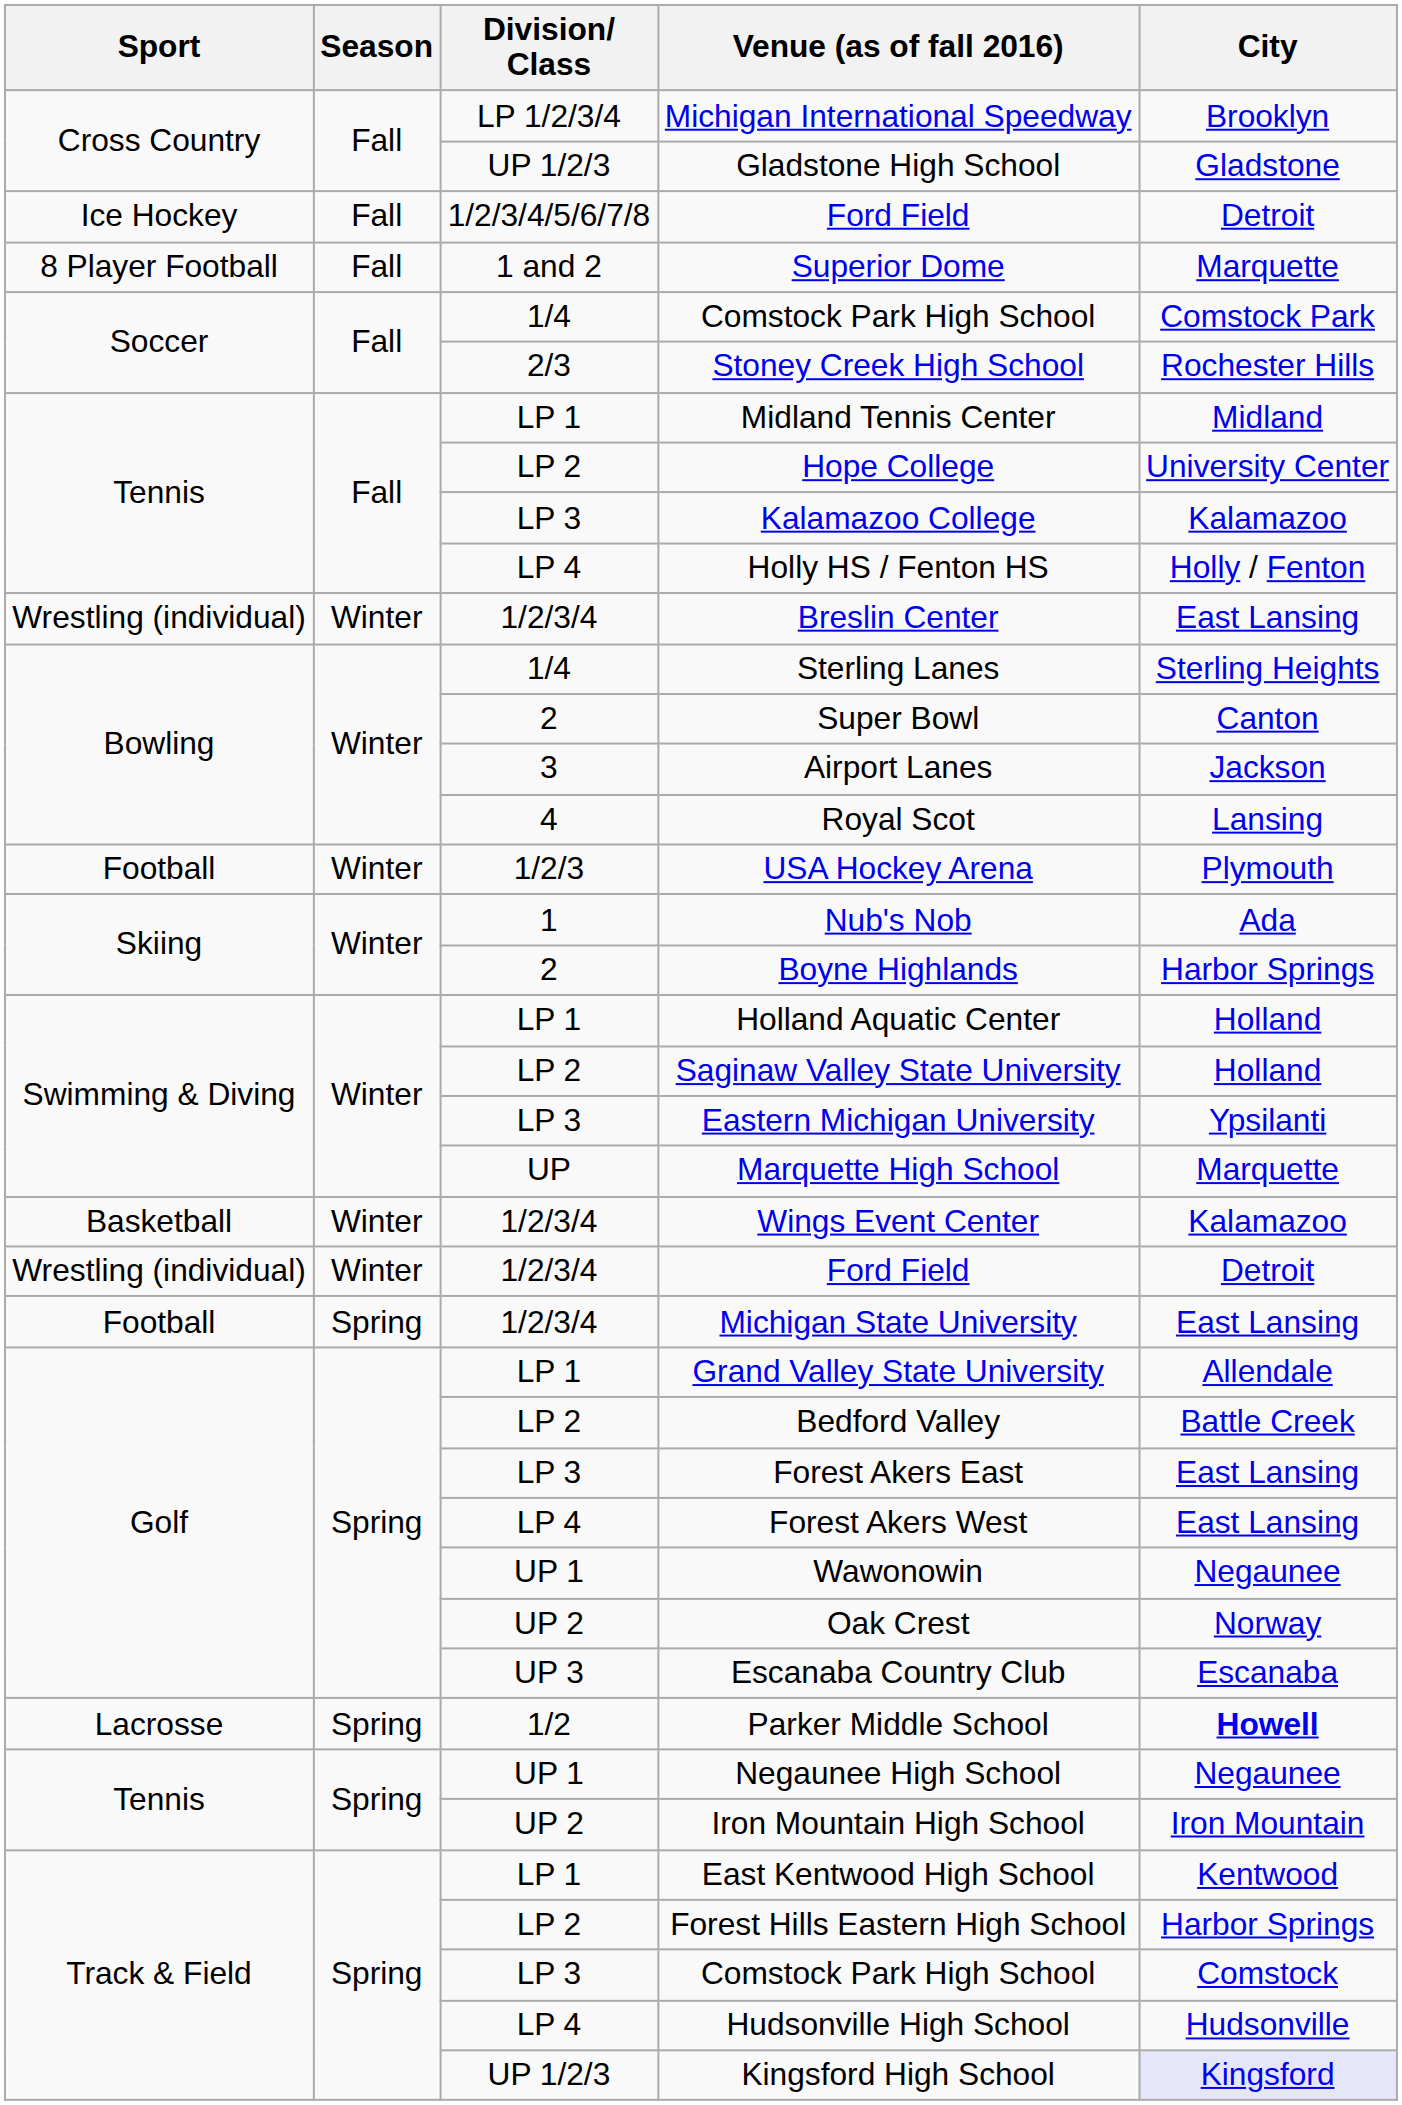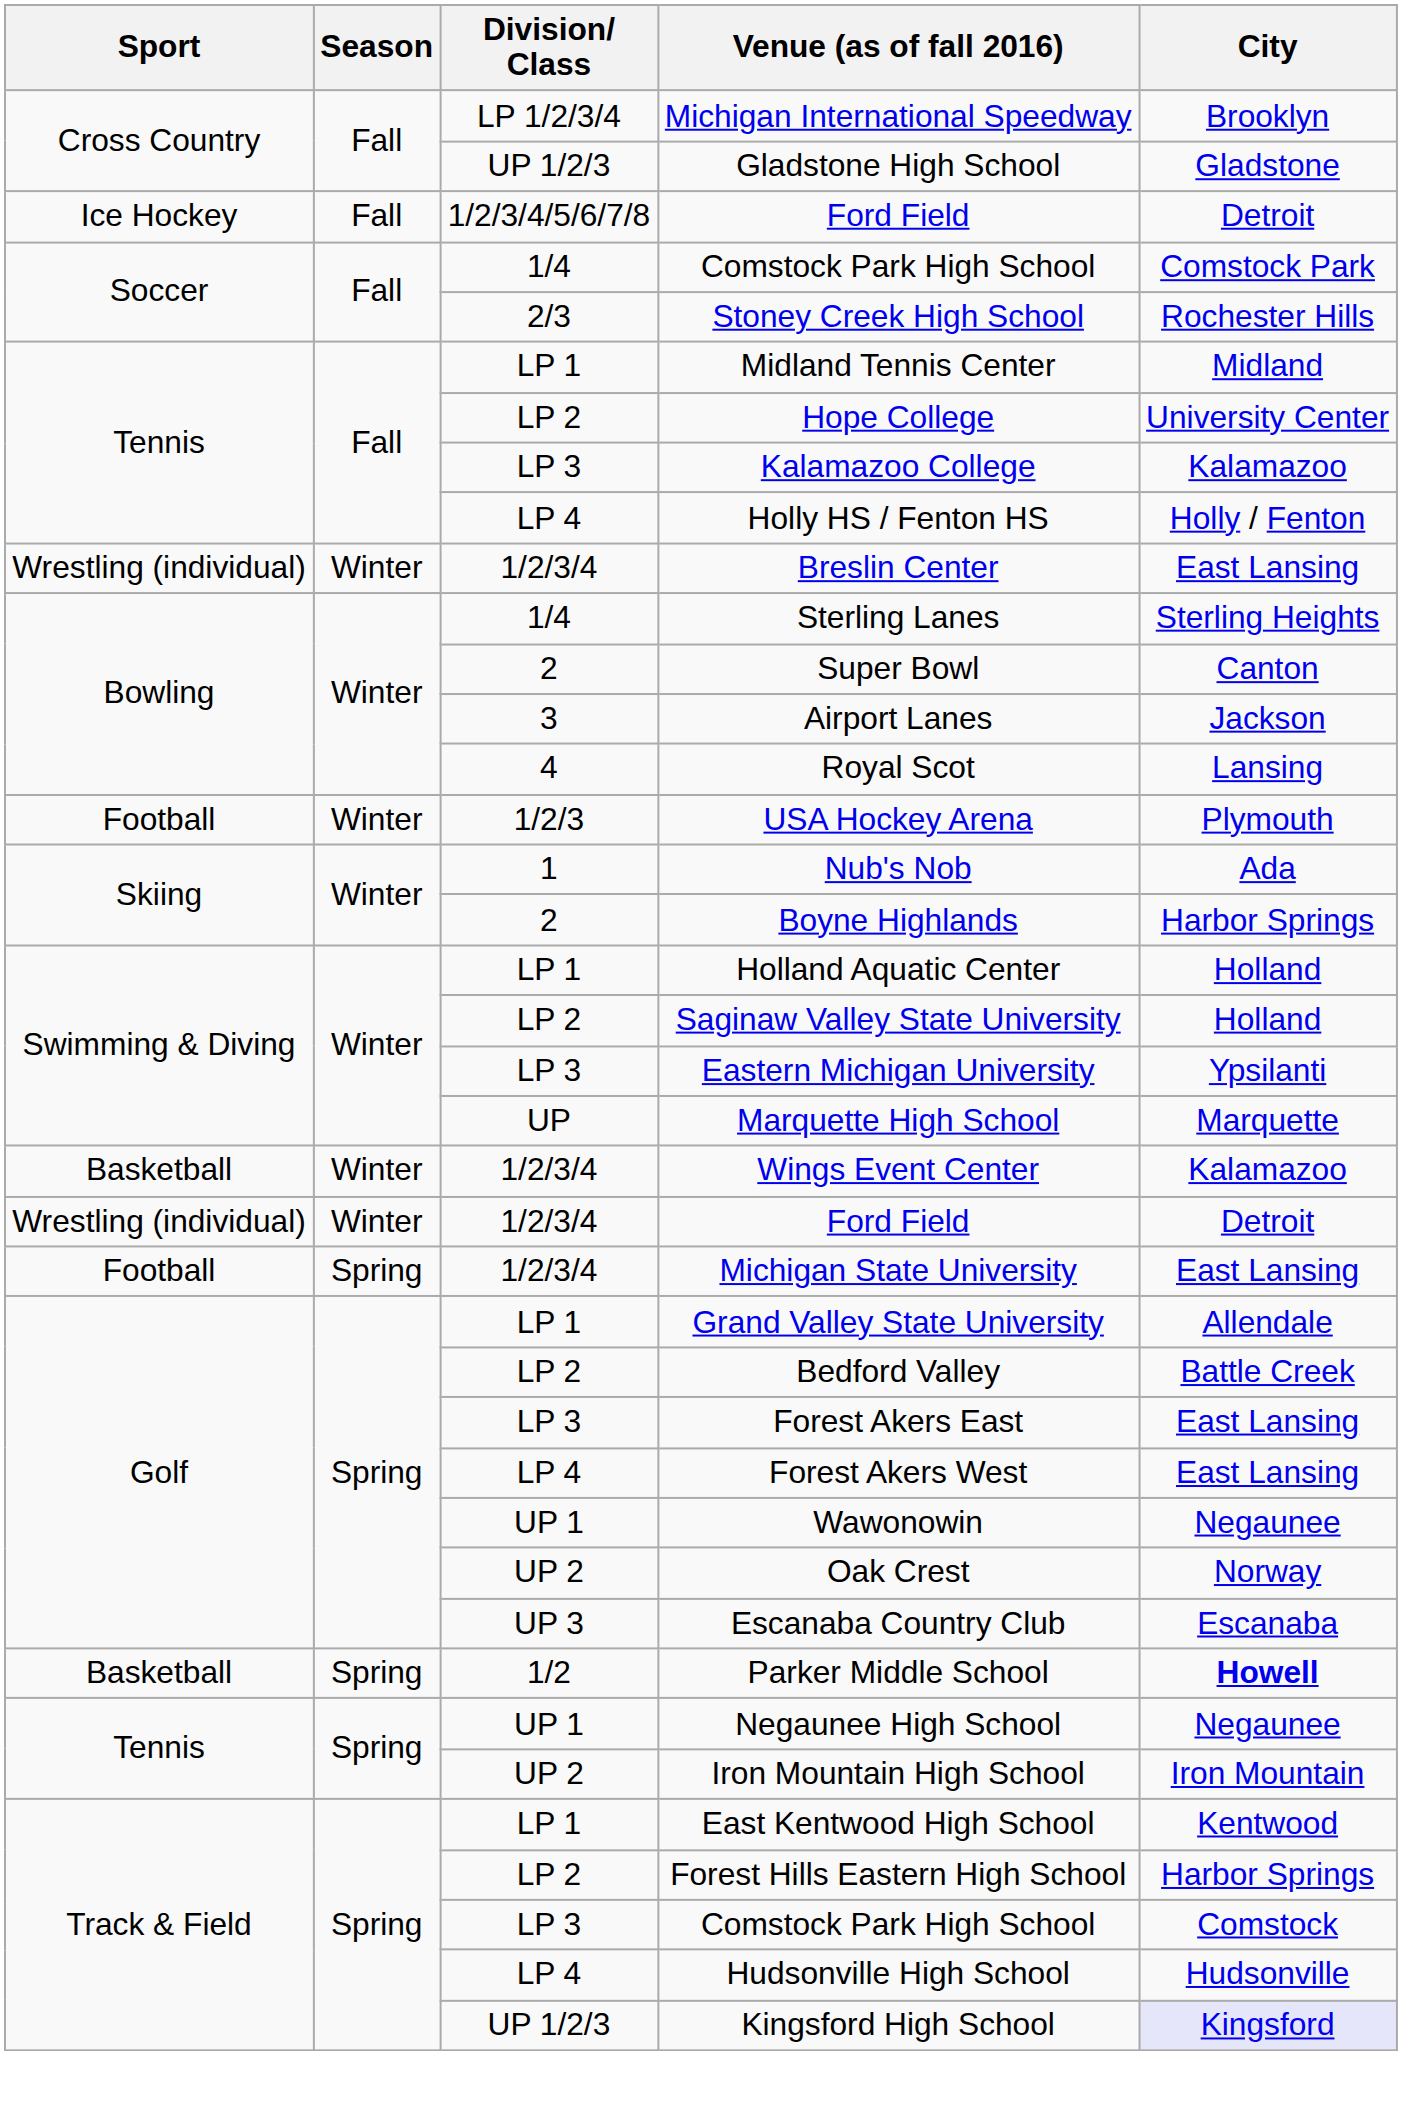- row: (549, 266)
(159, 1723) Lacrosse -> (159, 1673) Basketball
